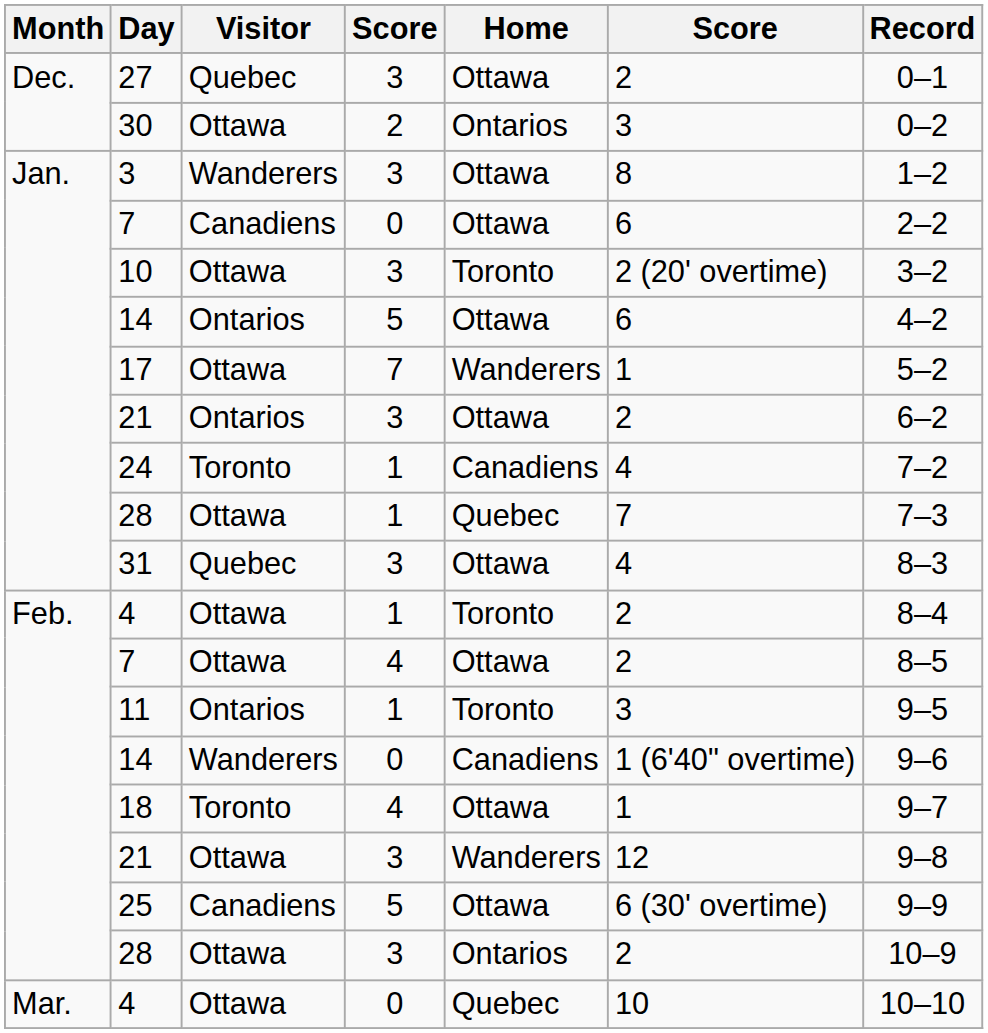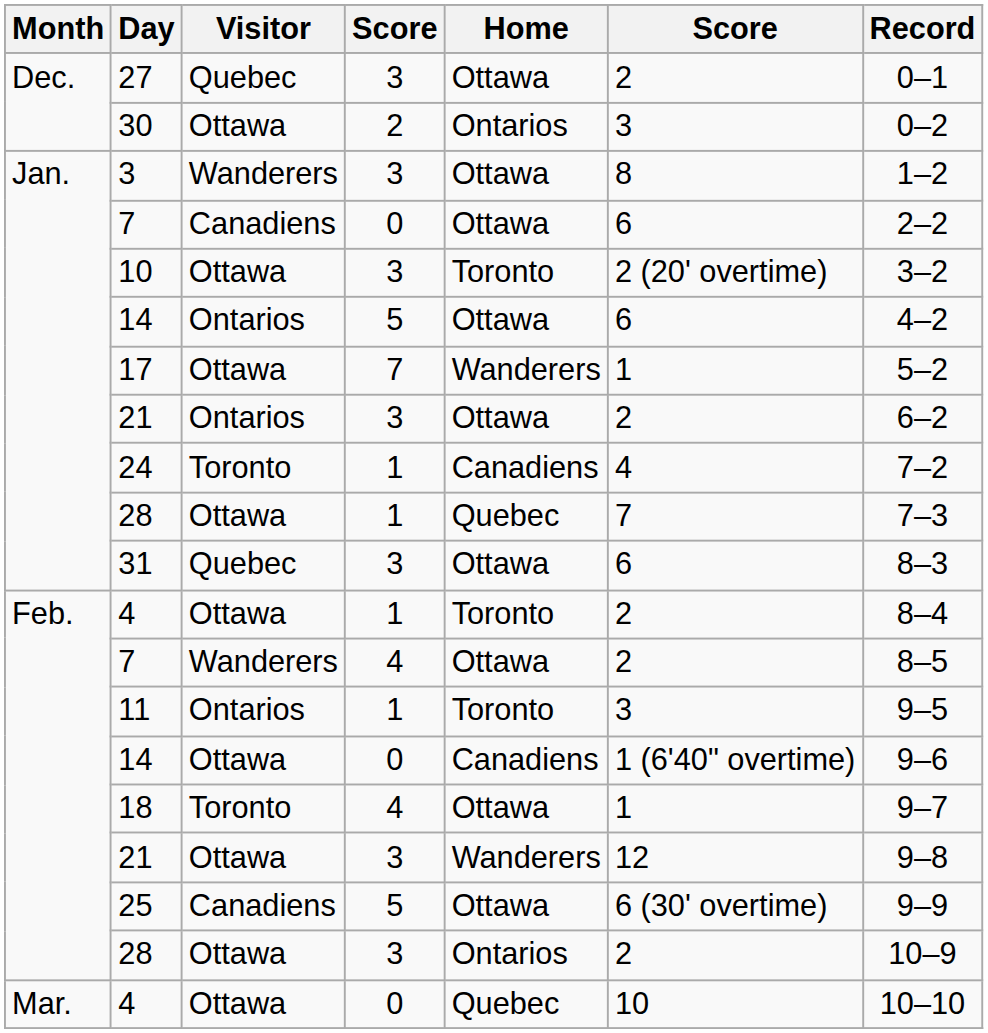(623, 564) 4 -> (623, 564) 6
(238, 662) Ottawa -> (263, 662) Wanderers
(263, 759) Wanderers -> (238, 759) Ottawa
